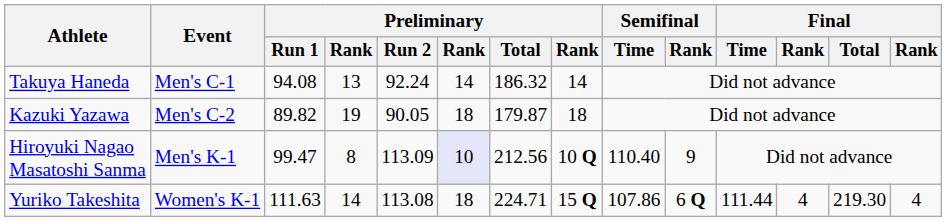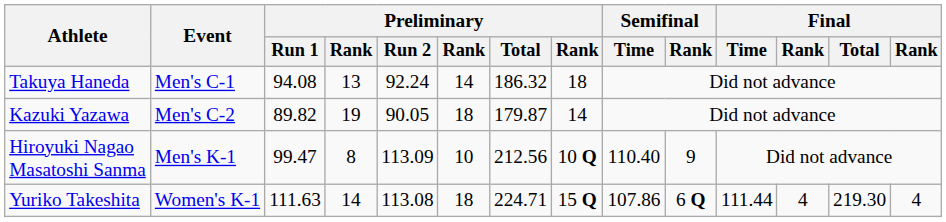(577, 82) 14 -> (577, 82) 18
(577, 114) 18 -> (577, 114) 14
(464, 157) lavender background -> (464, 157) no background
